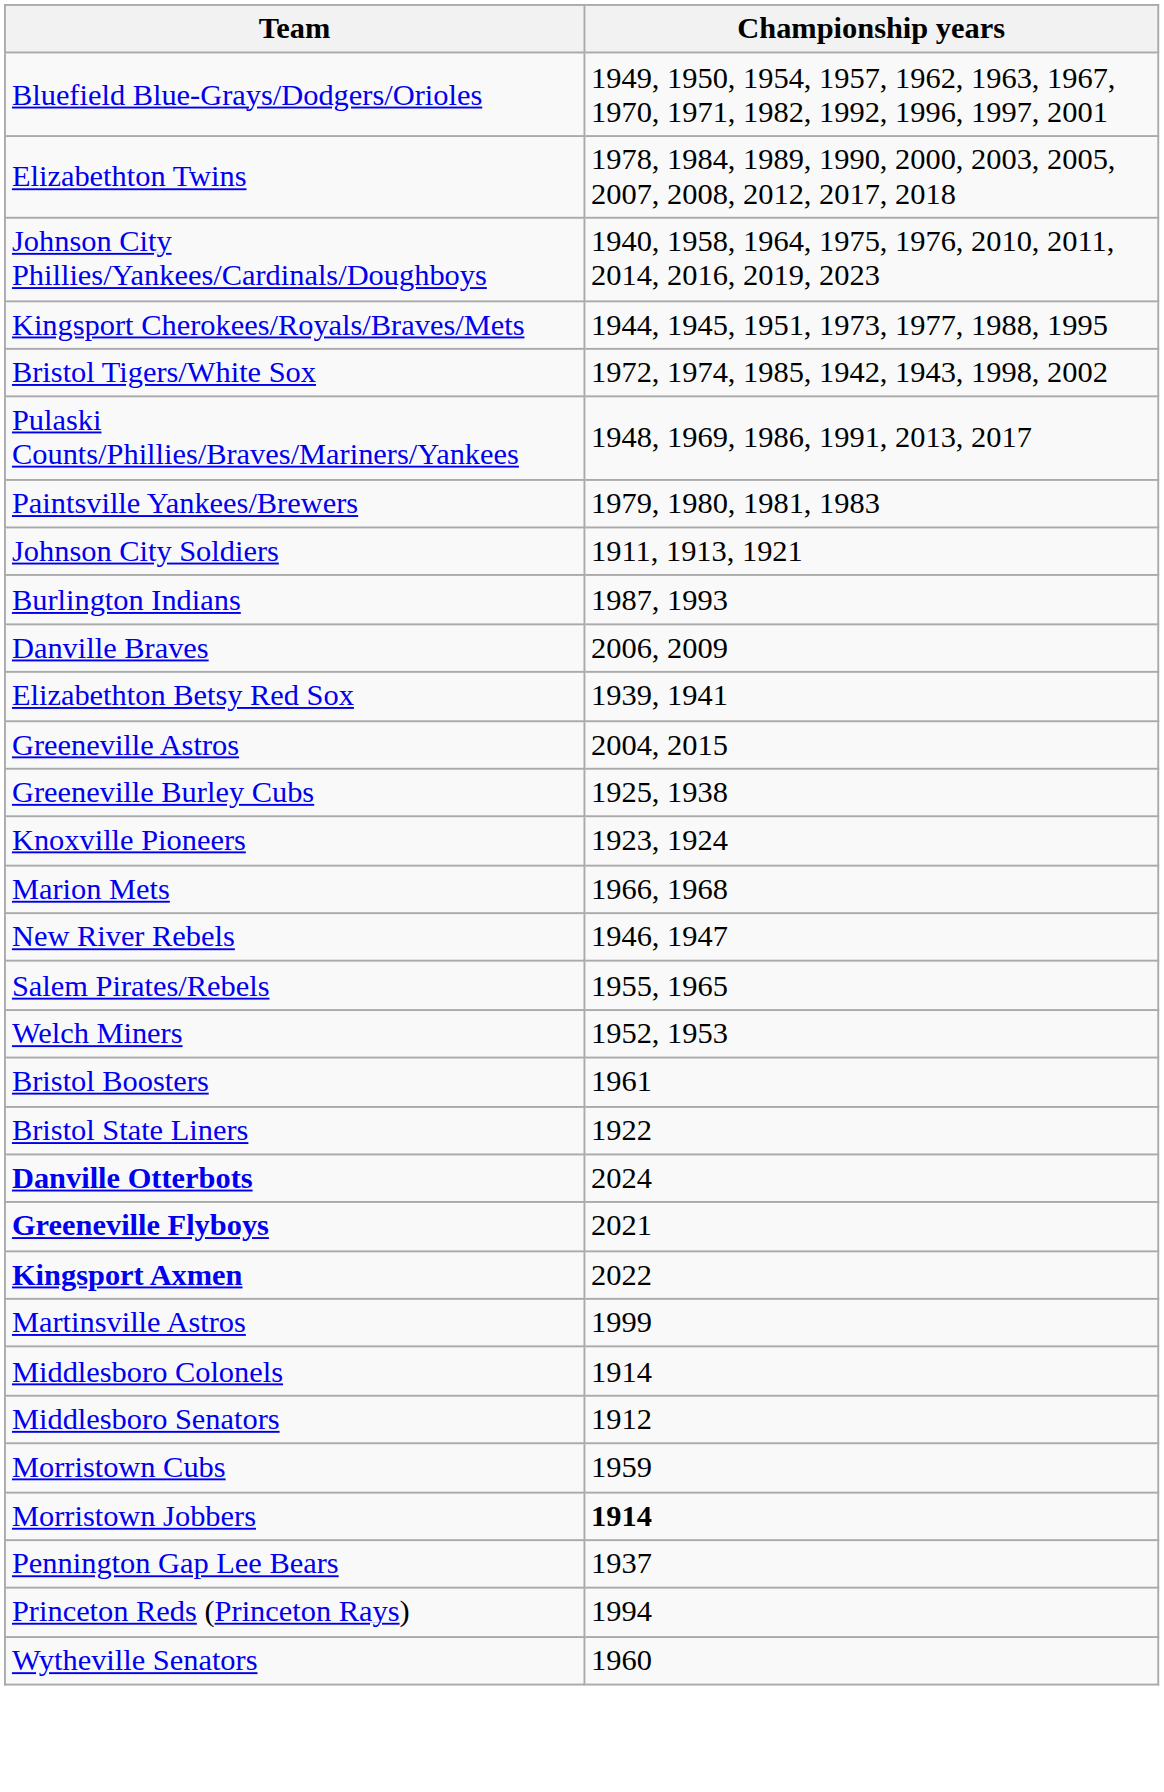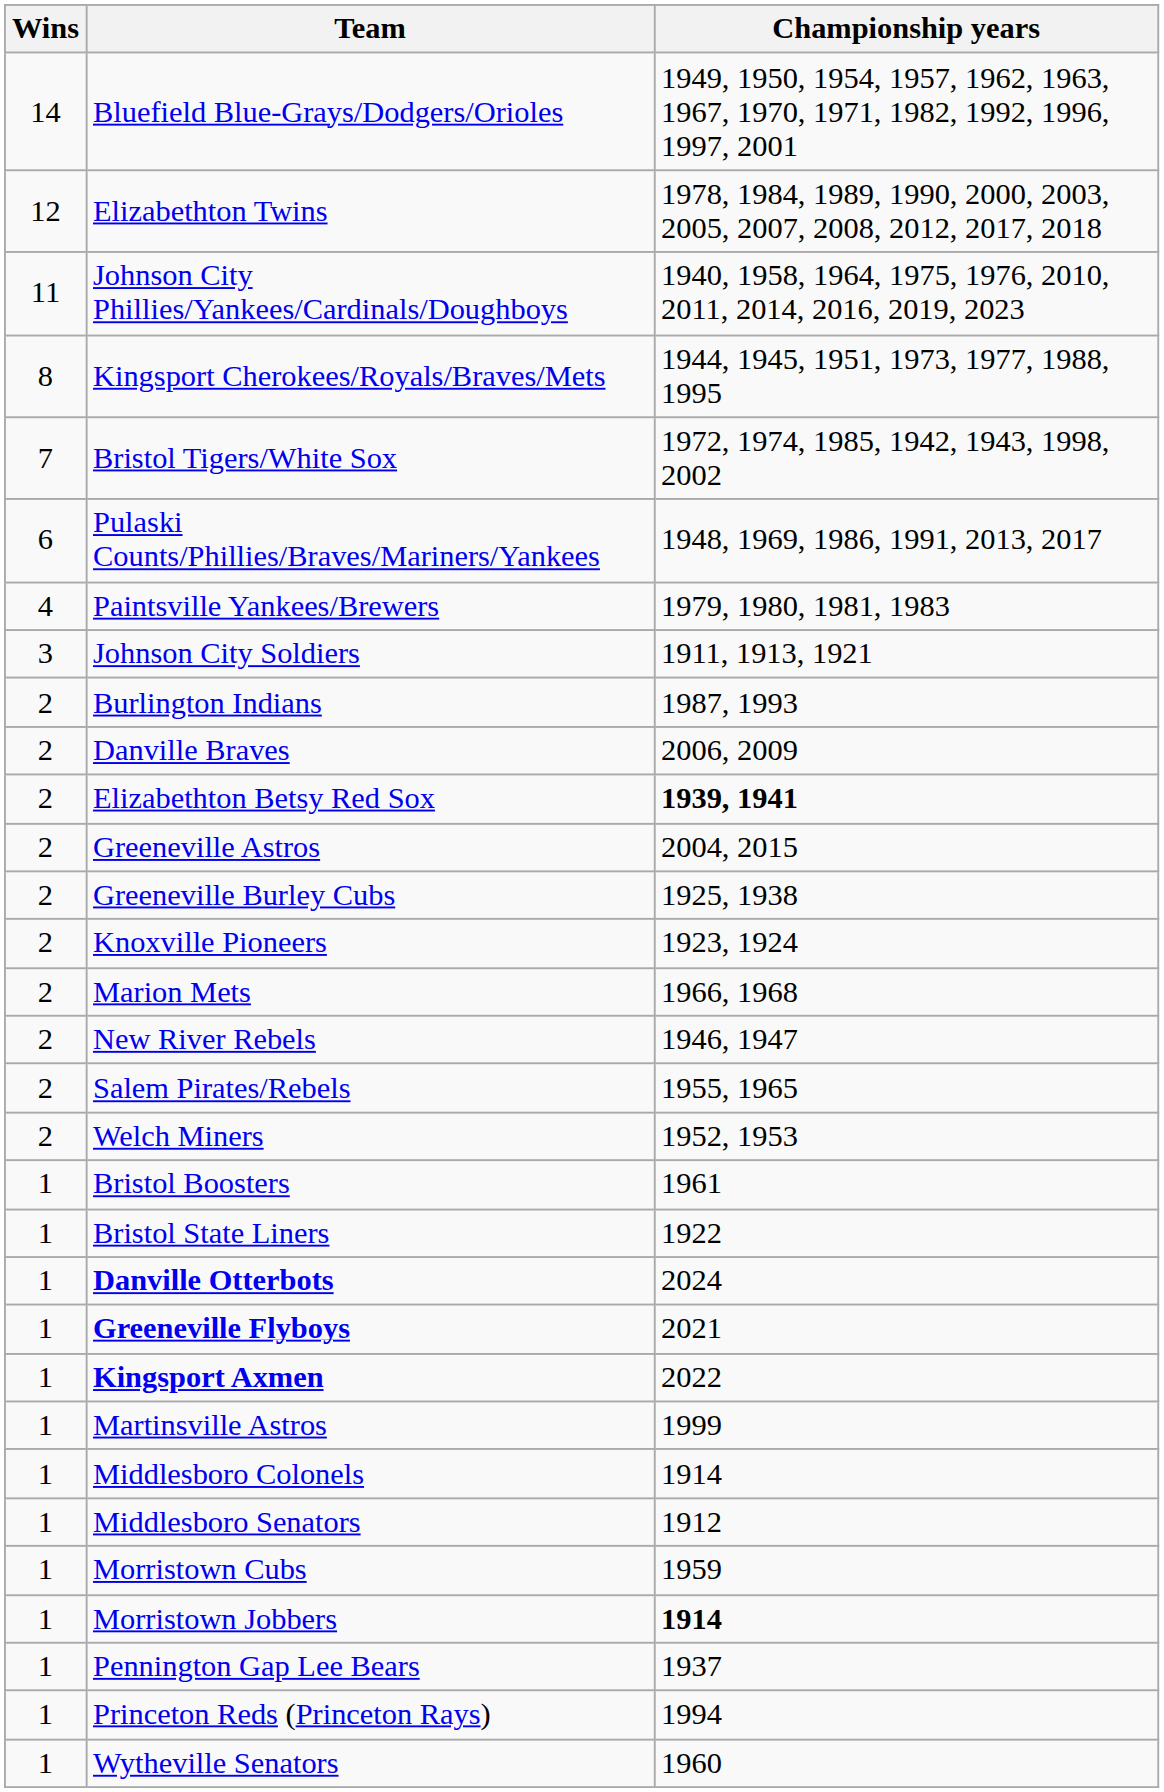+ column: (45, 28)
(659, 695) normal -> (729, 798) bold
